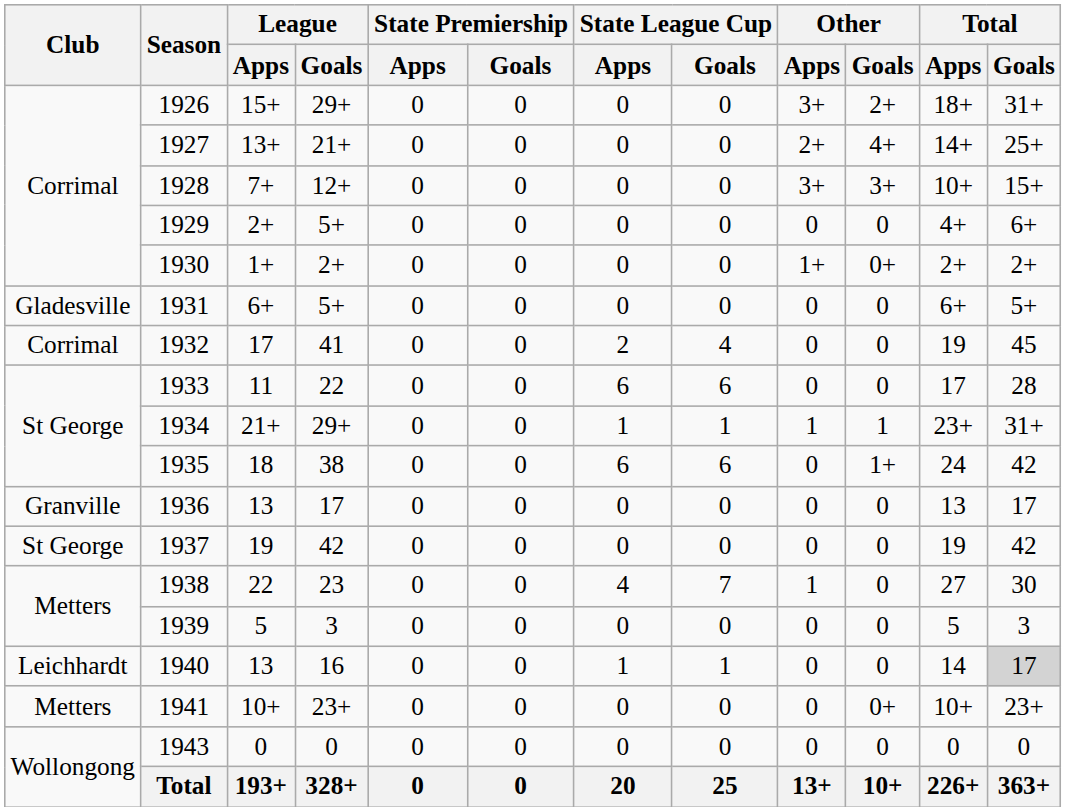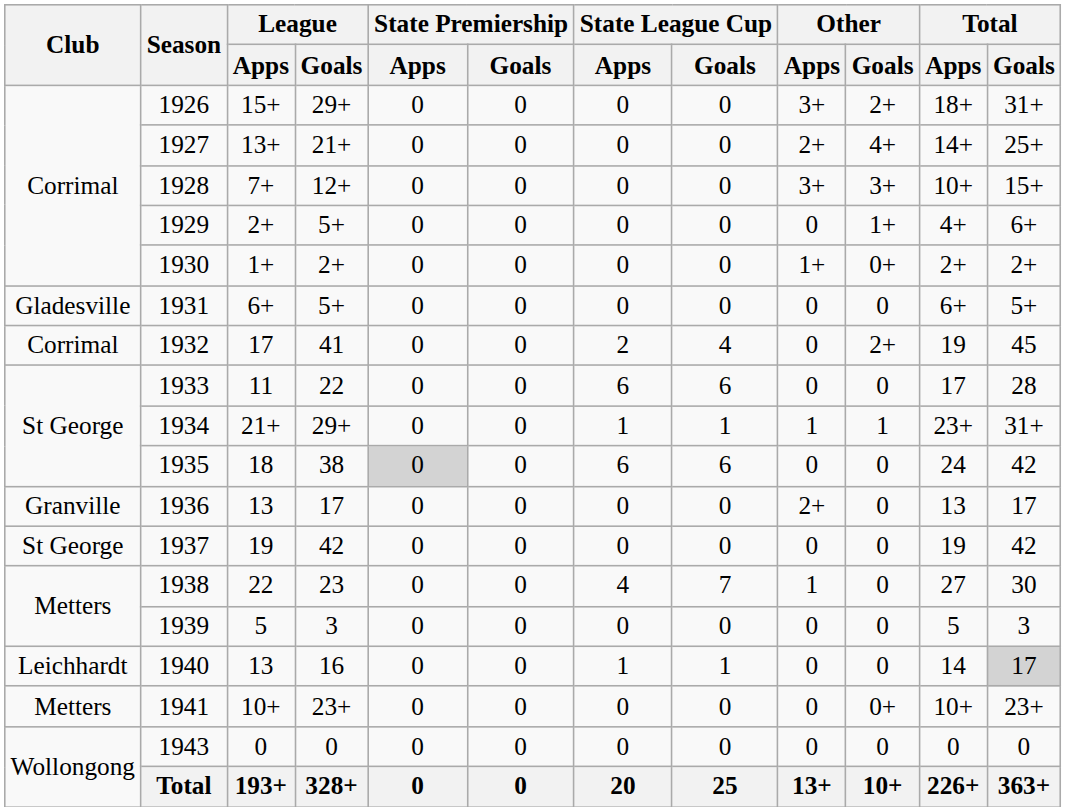(883, 225) 0 -> (883, 225) 1+
(883, 345) 0 -> (883, 345) 2+
(418, 465) no background -> (418, 465) lightgrey background
(883, 465) 1+ -> (883, 465) 0
(812, 505) 0 -> (812, 505) 2+
